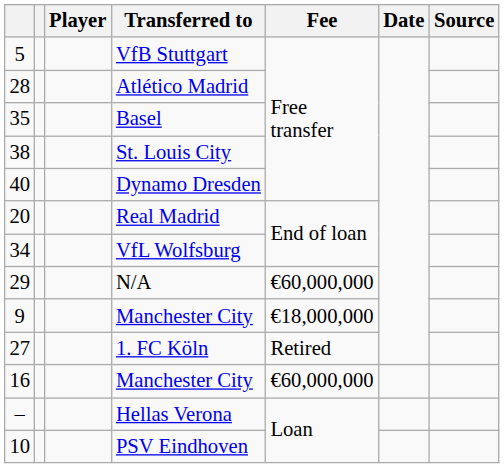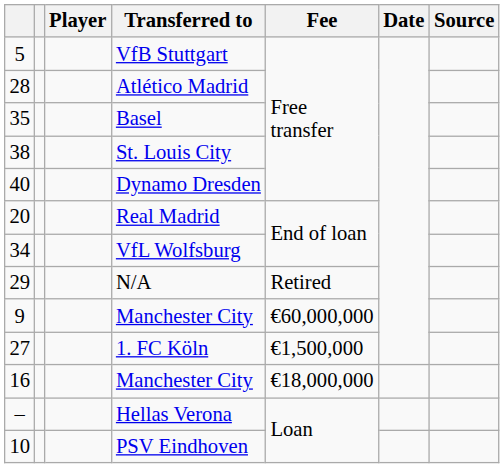(322, 282) €60,000,000 -> (301, 282) Retired
(322, 315) €18,000,000 -> (322, 315) €60,000,000
(301, 348) Retired -> (317, 348) €1,500,000
(322, 380) €60,000,000 -> (322, 380) €18,000,000
